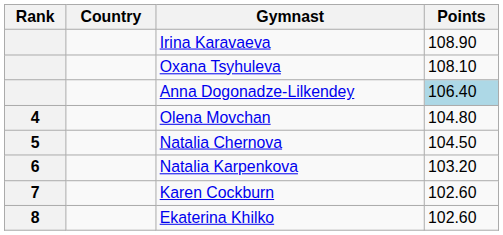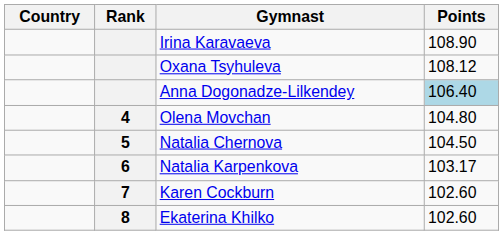columns swapped: (35, 17) <-> (111, 17)
(452, 67) 108.10 -> (452, 67) 108.12
(452, 167) 103.20 -> (452, 167) 103.17
